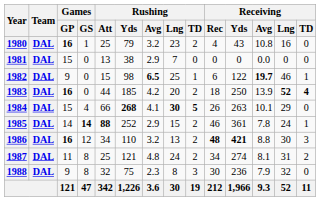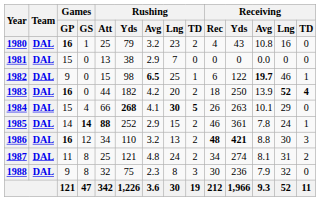(129, 92) 185 -> (129, 92) 182
